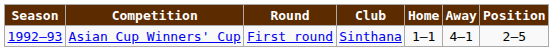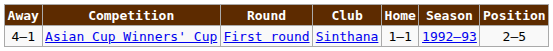columns swapped: (35, 15) <-> (461, 15)
